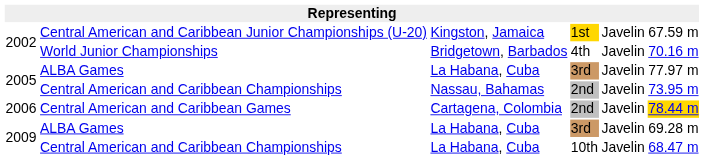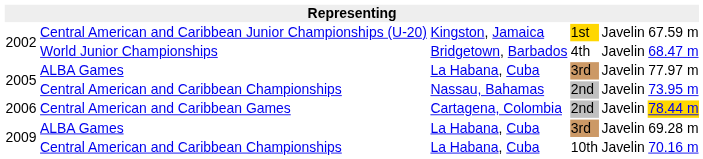(673, 51) 70.16 m -> (673, 51) 68.47 m
(673, 147) 68.47 m -> (673, 147) 70.16 m
